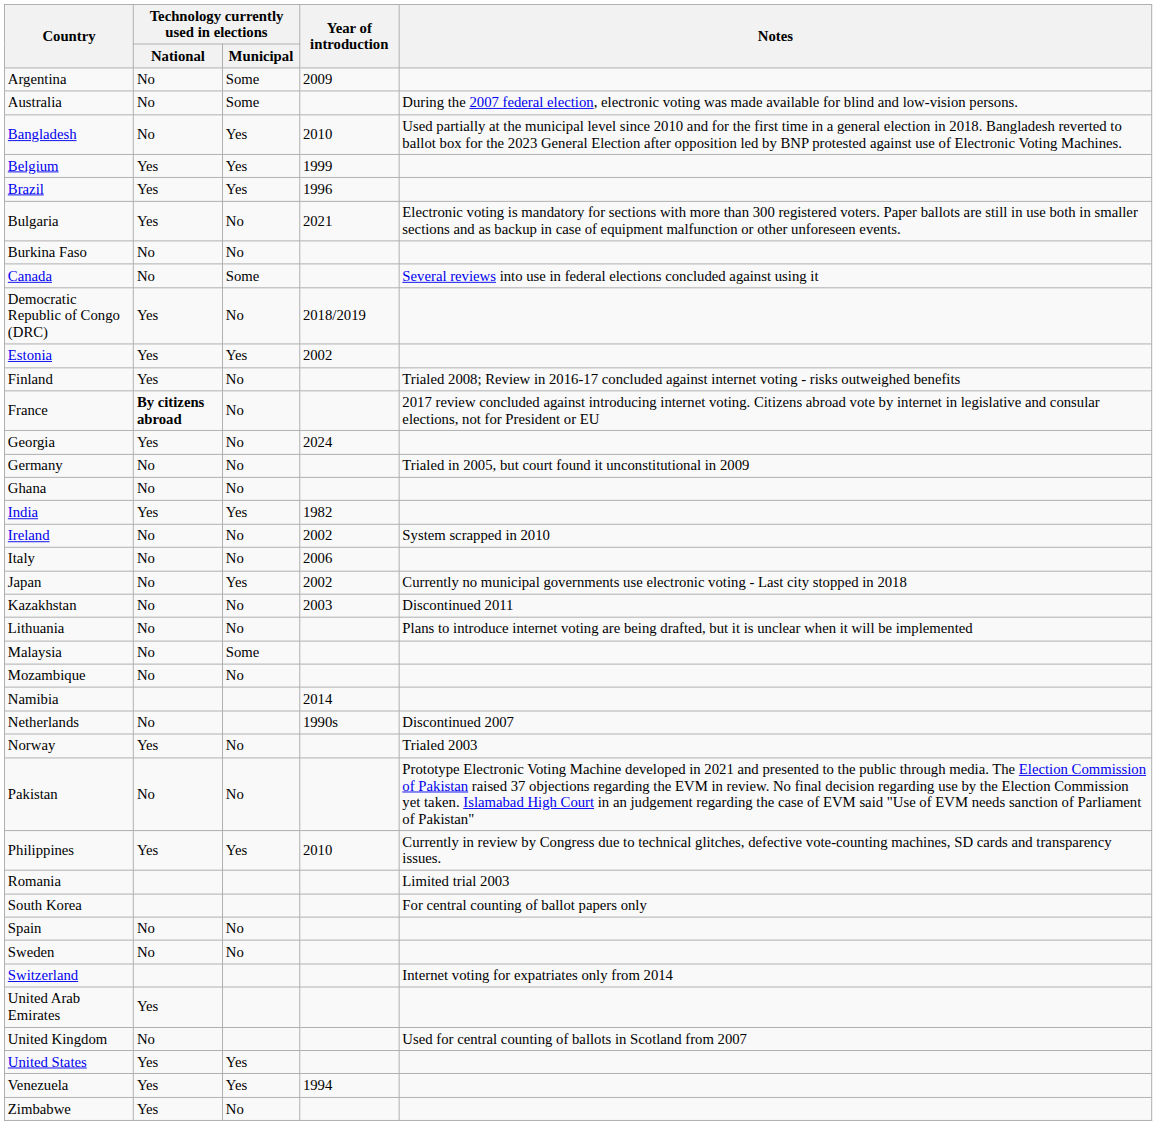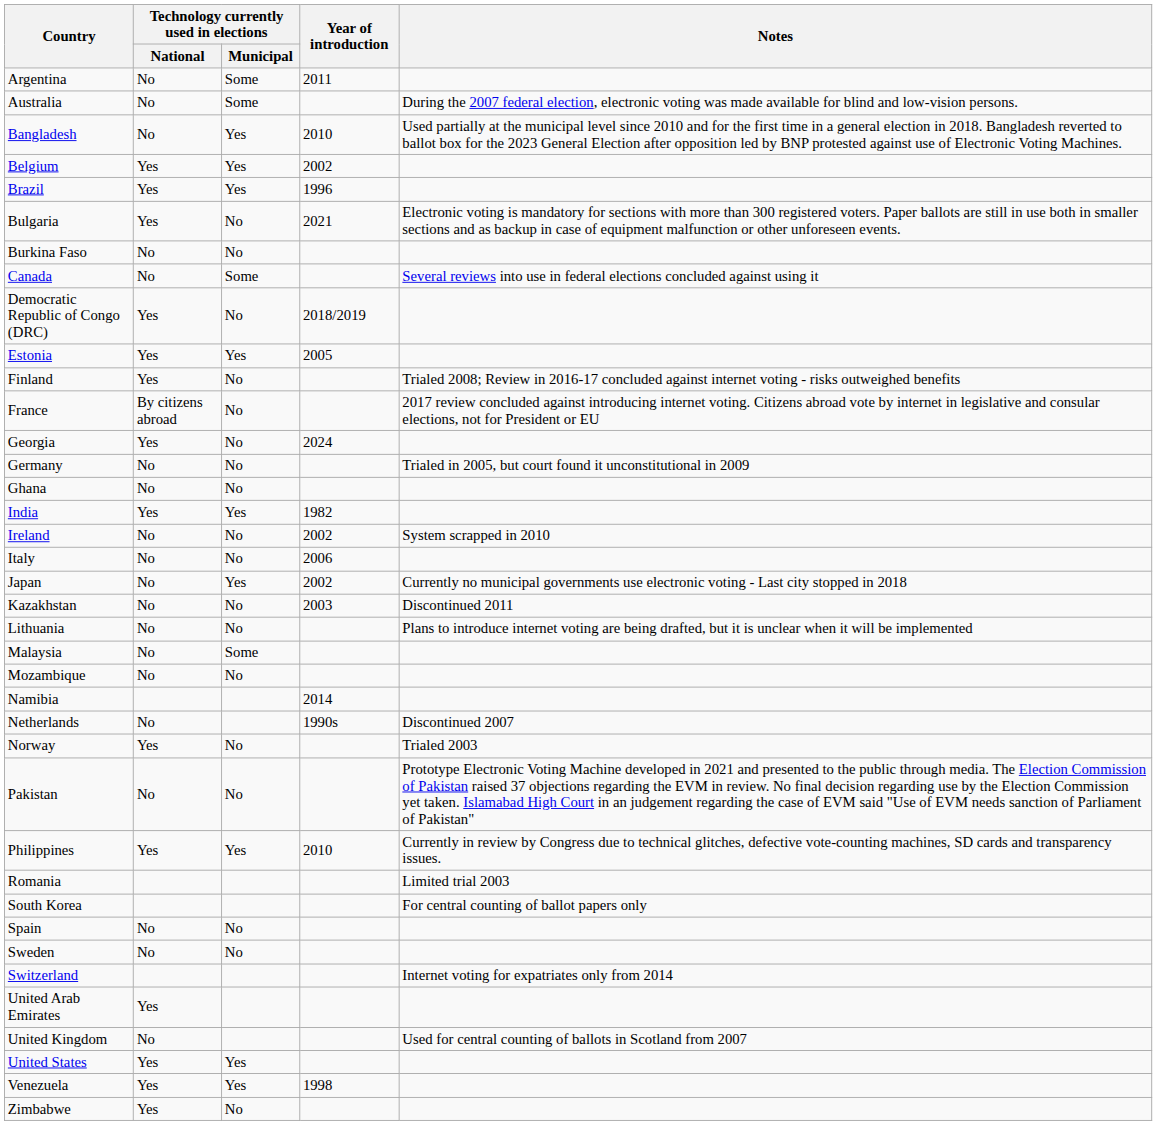(318, 79) 2009 -> (317, 79) 2011
(318, 166) 1999 -> (318, 166) 2002
(318, 355) 2002 -> (318, 355) 2005
(171, 410) bold -> (170, 410) normal
(318, 1085) 1994 -> (318, 1085) 1998
